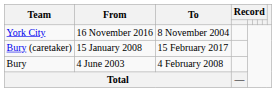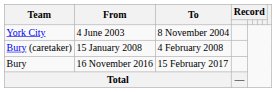(115, 32) 16 November 2016 -> (100, 32) 4 June 2003
(193, 48) 15 February 2017 -> (190, 48) 4 February 2008
(100, 64) 4 June 2003 -> (115, 64) 16 November 2016
(190, 64) 4 February 2008 -> (193, 64) 15 February 2017
